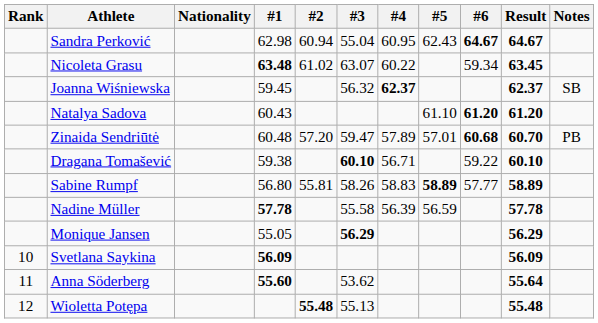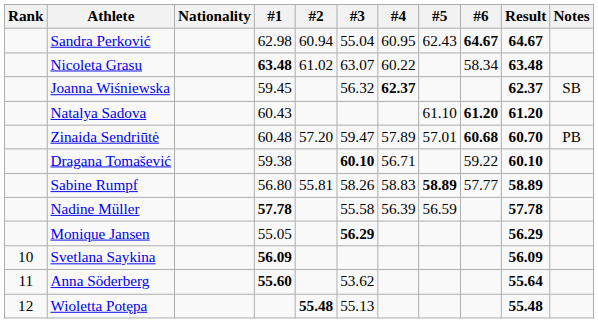(481, 64) 59.34 -> (481, 64) 58.34
(526, 64) 63.45 -> (526, 64) 63.48
